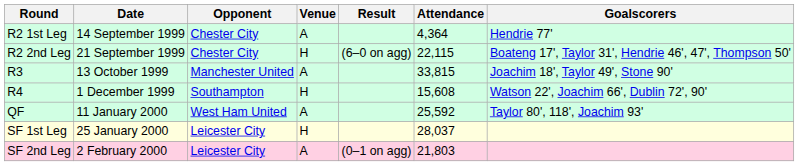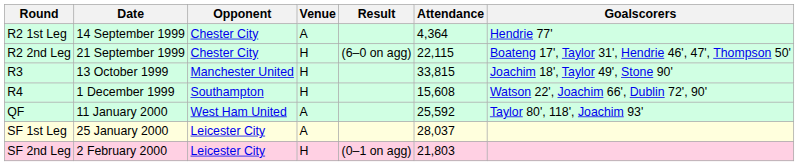(304, 72) A -> (304, 72) H
(304, 131) H -> (304, 131) A
(304, 151) A -> (304, 151) H
